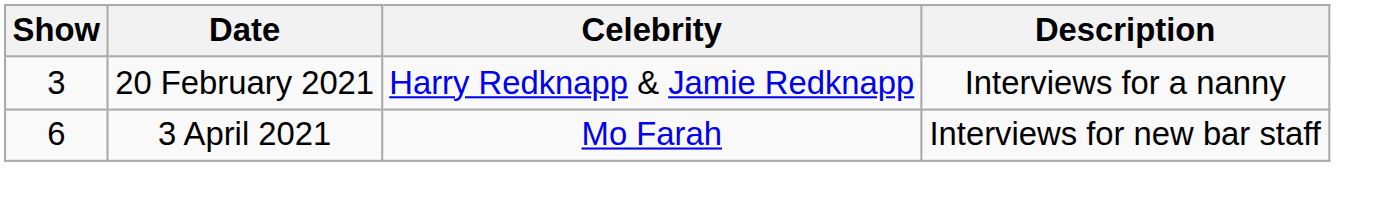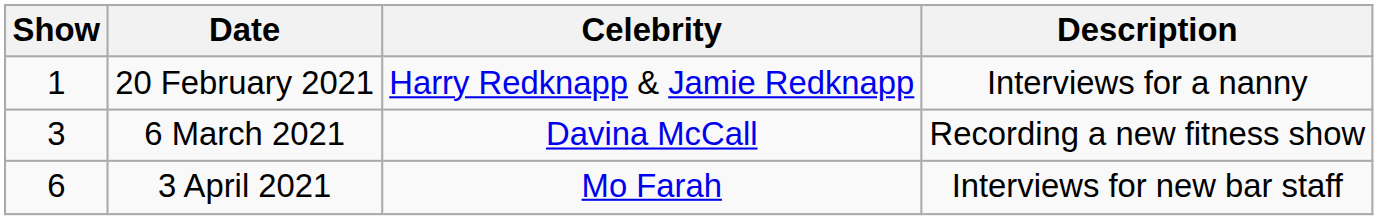(56, 82) 3 -> (56, 82) 1
+ row: (245, 134)
